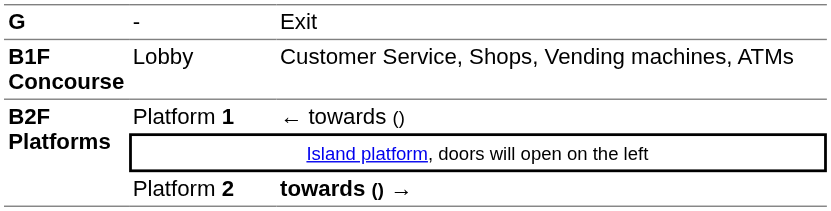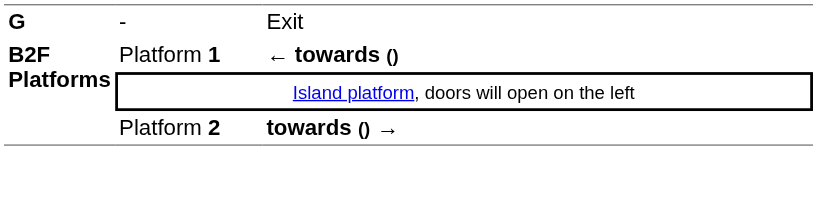- row: (163, 56)
(342, 116) normal -> (333, 55) bold
